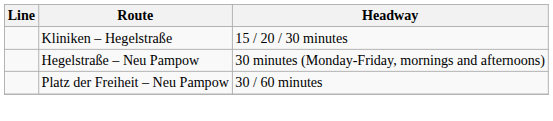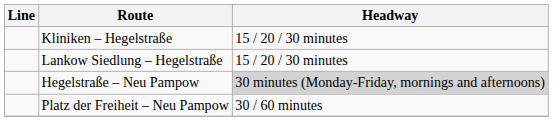+ row: (132, 60)
(390, 60) no background -> (390, 82) lightgrey background
